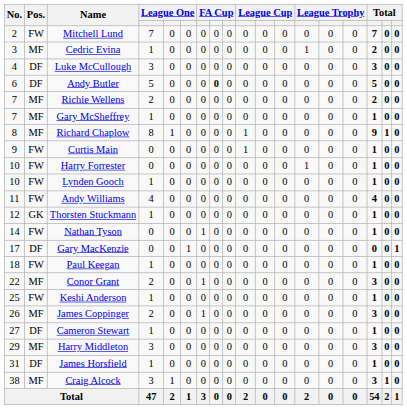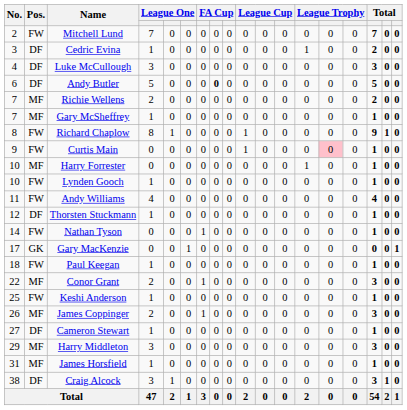(36, 50) MF -> (36, 50) DF
(36, 132) MF -> (36, 132) FW
(331, 149) no background -> (331, 149) pink background
(36, 165) FW -> (36, 165) MF
(36, 215) GK -> (36, 215) DF
(36, 248) DF -> (36, 248) GK
(36, 363) DF -> (36, 363) MF
(36, 380) MF -> (36, 380) DF
